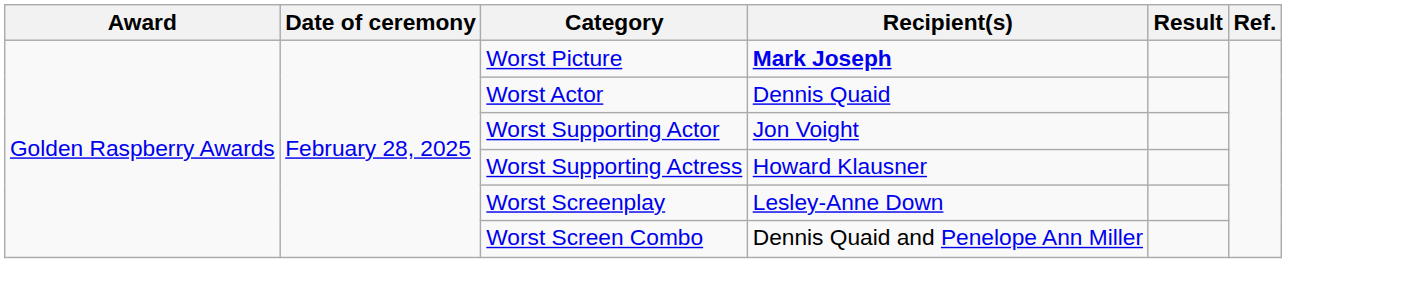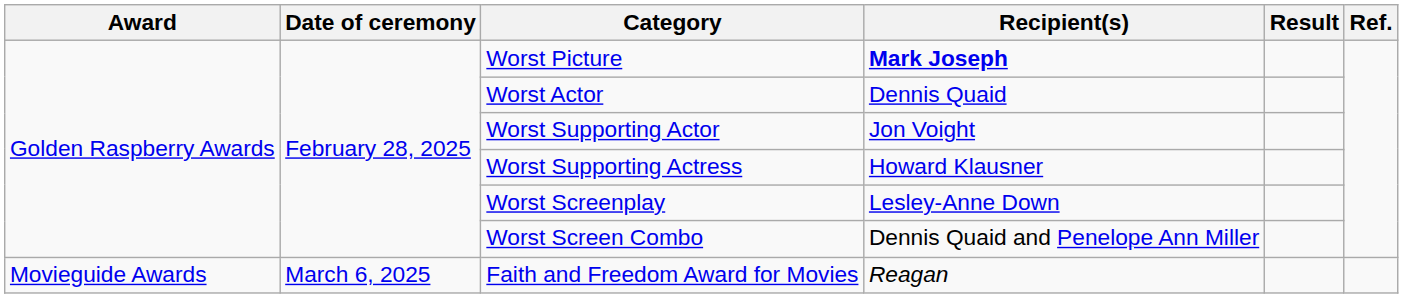+ row: (672, 274)
